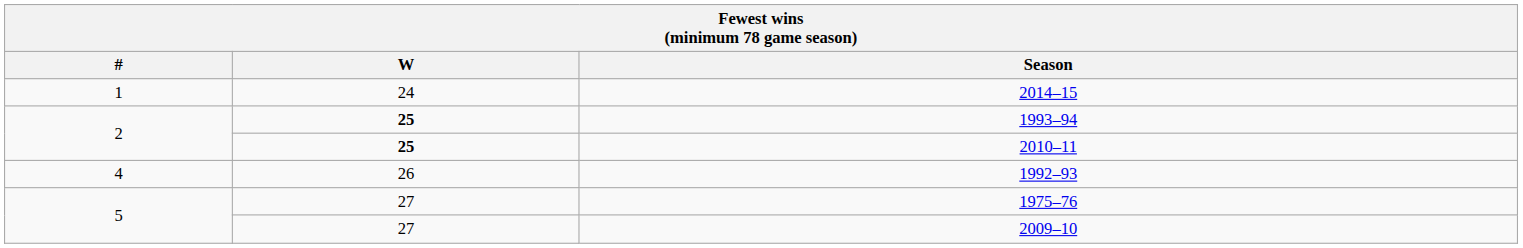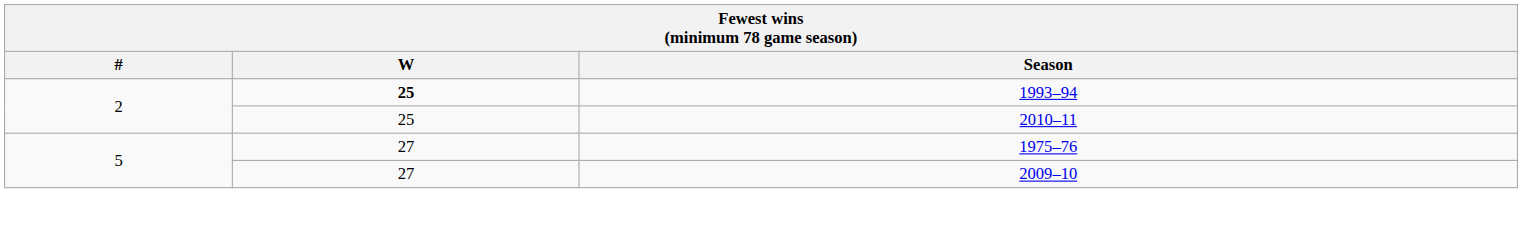- row: (1048, 92)
(406, 147) bold -> (406, 119) normal
- row: (1048, 174)
